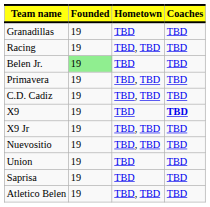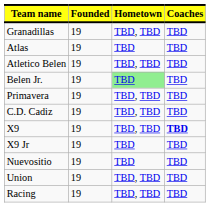(124, 31) TBD -> (137, 31) TBD, TBD
+ row: (17, 47)
rows swapped: (36, 193) <-> (21, 47)
(76, 63) lightgreen background -> (76, 80) no background
(124, 63) no background -> (124, 80) lightgreen background
(124, 112) TBD -> (137, 128) TBD, TBD
(137, 128) TBD, TBD -> (124, 145) TBD
(137, 145) TBD, TBD -> (124, 161) TBD
(124, 161) TBD -> (137, 177) TBD, TBD
- row: (22, 177)
